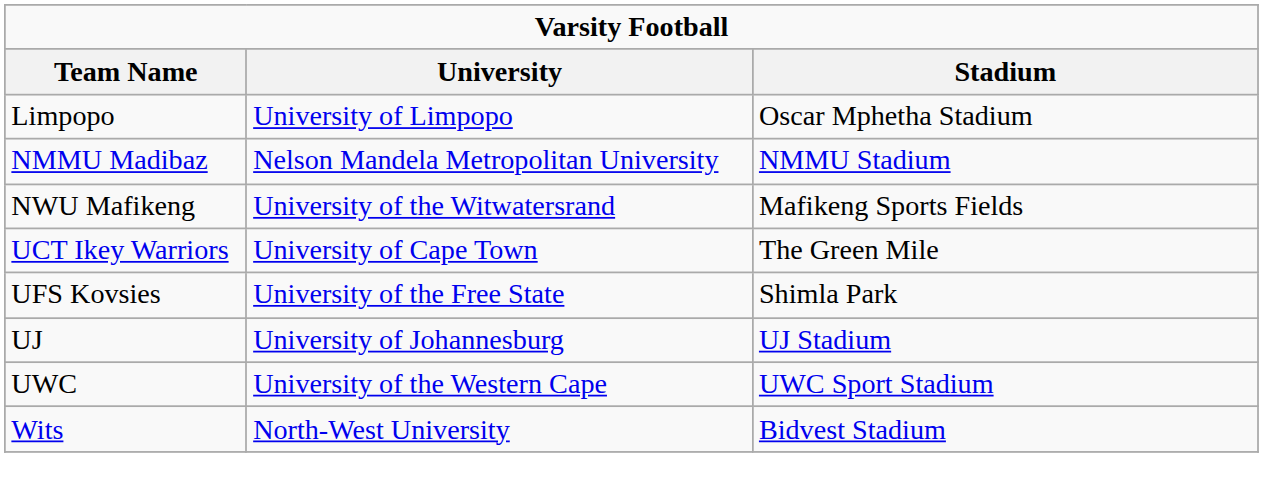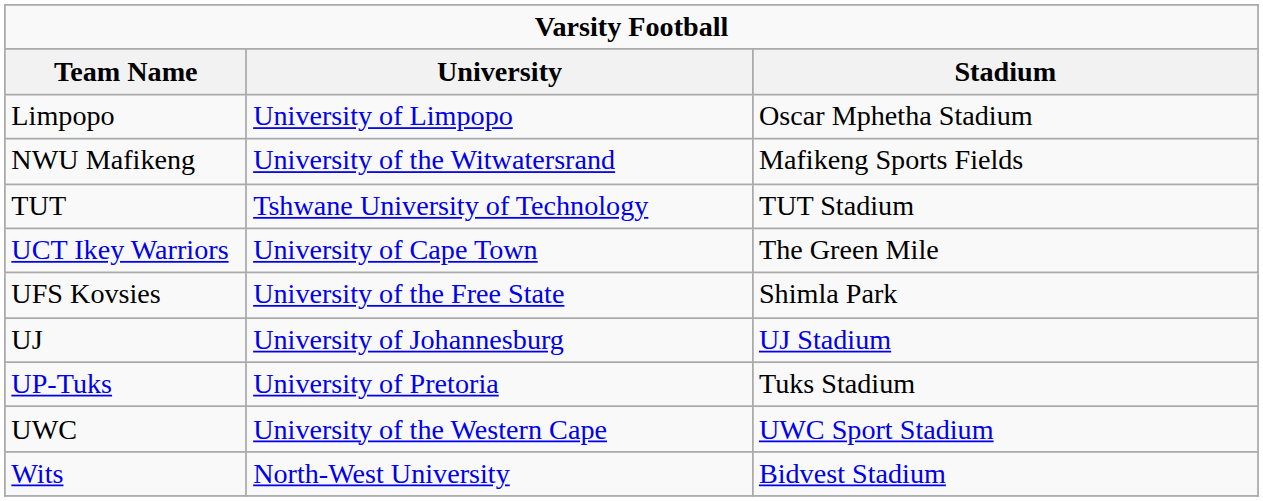- row: (110, 160)
+ row: (39, 205)
+ row: (62, 384)
